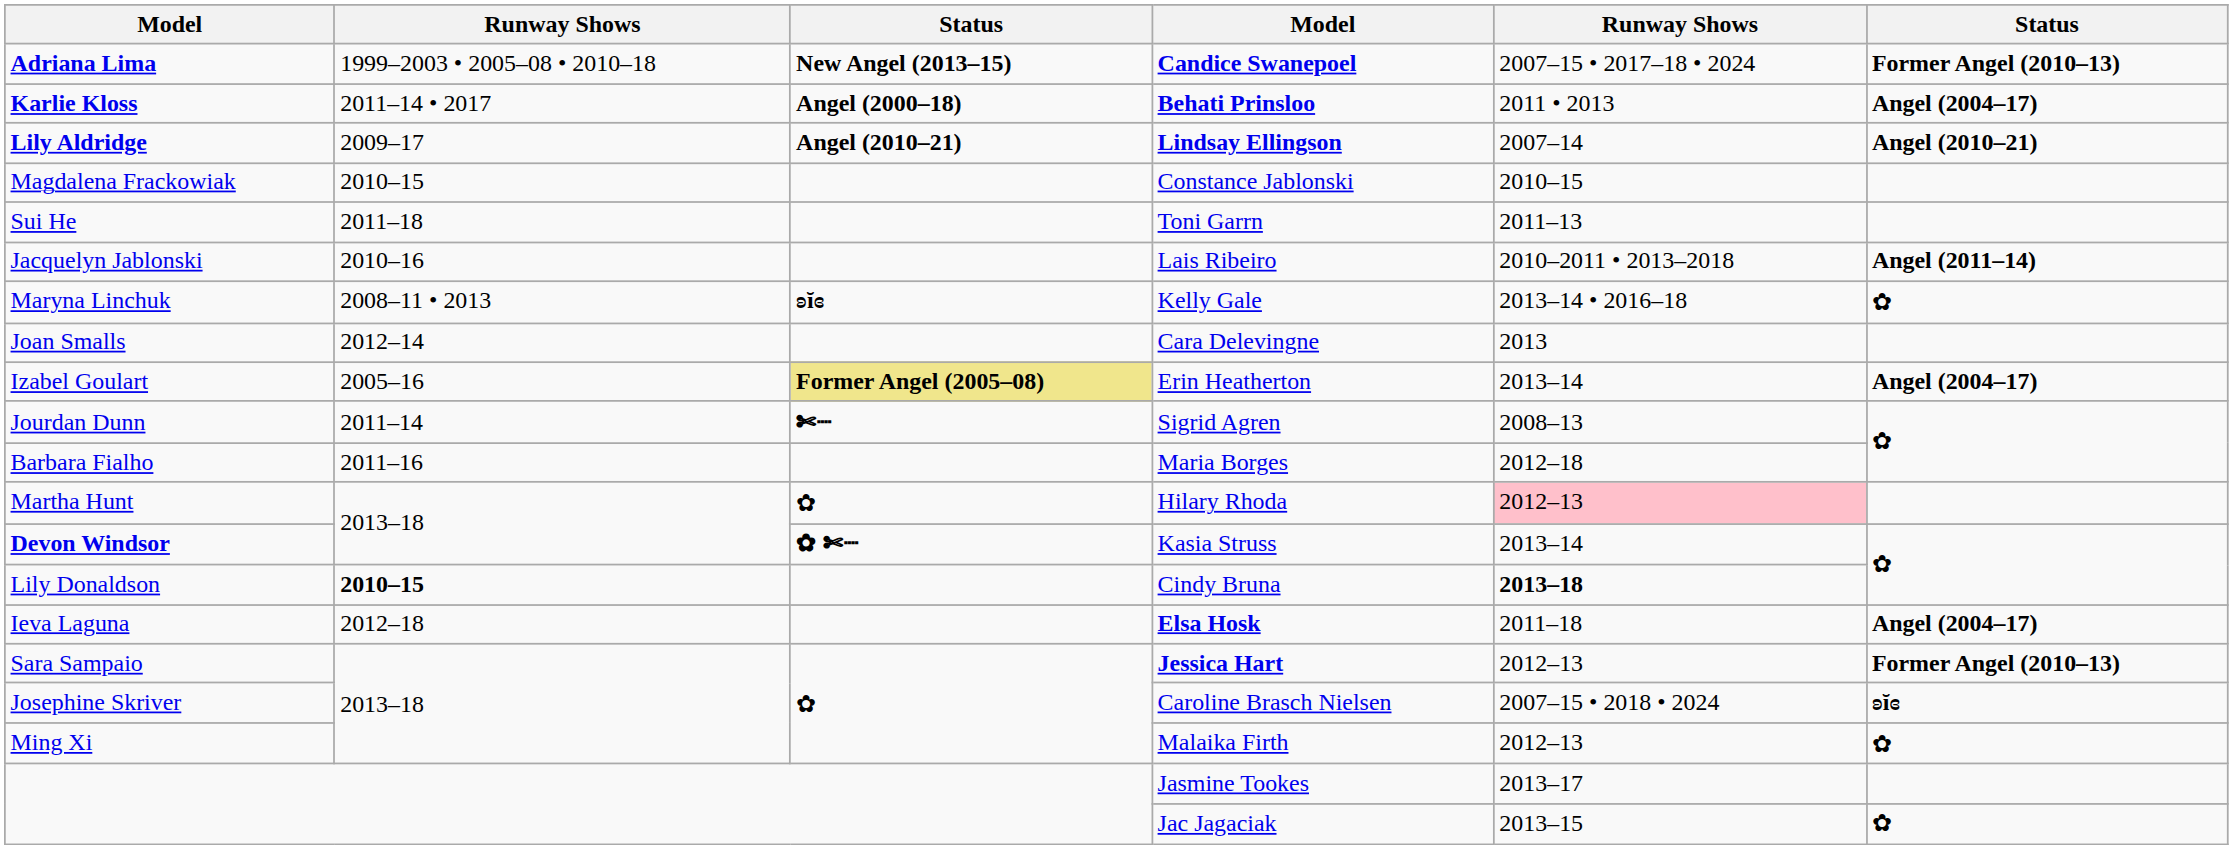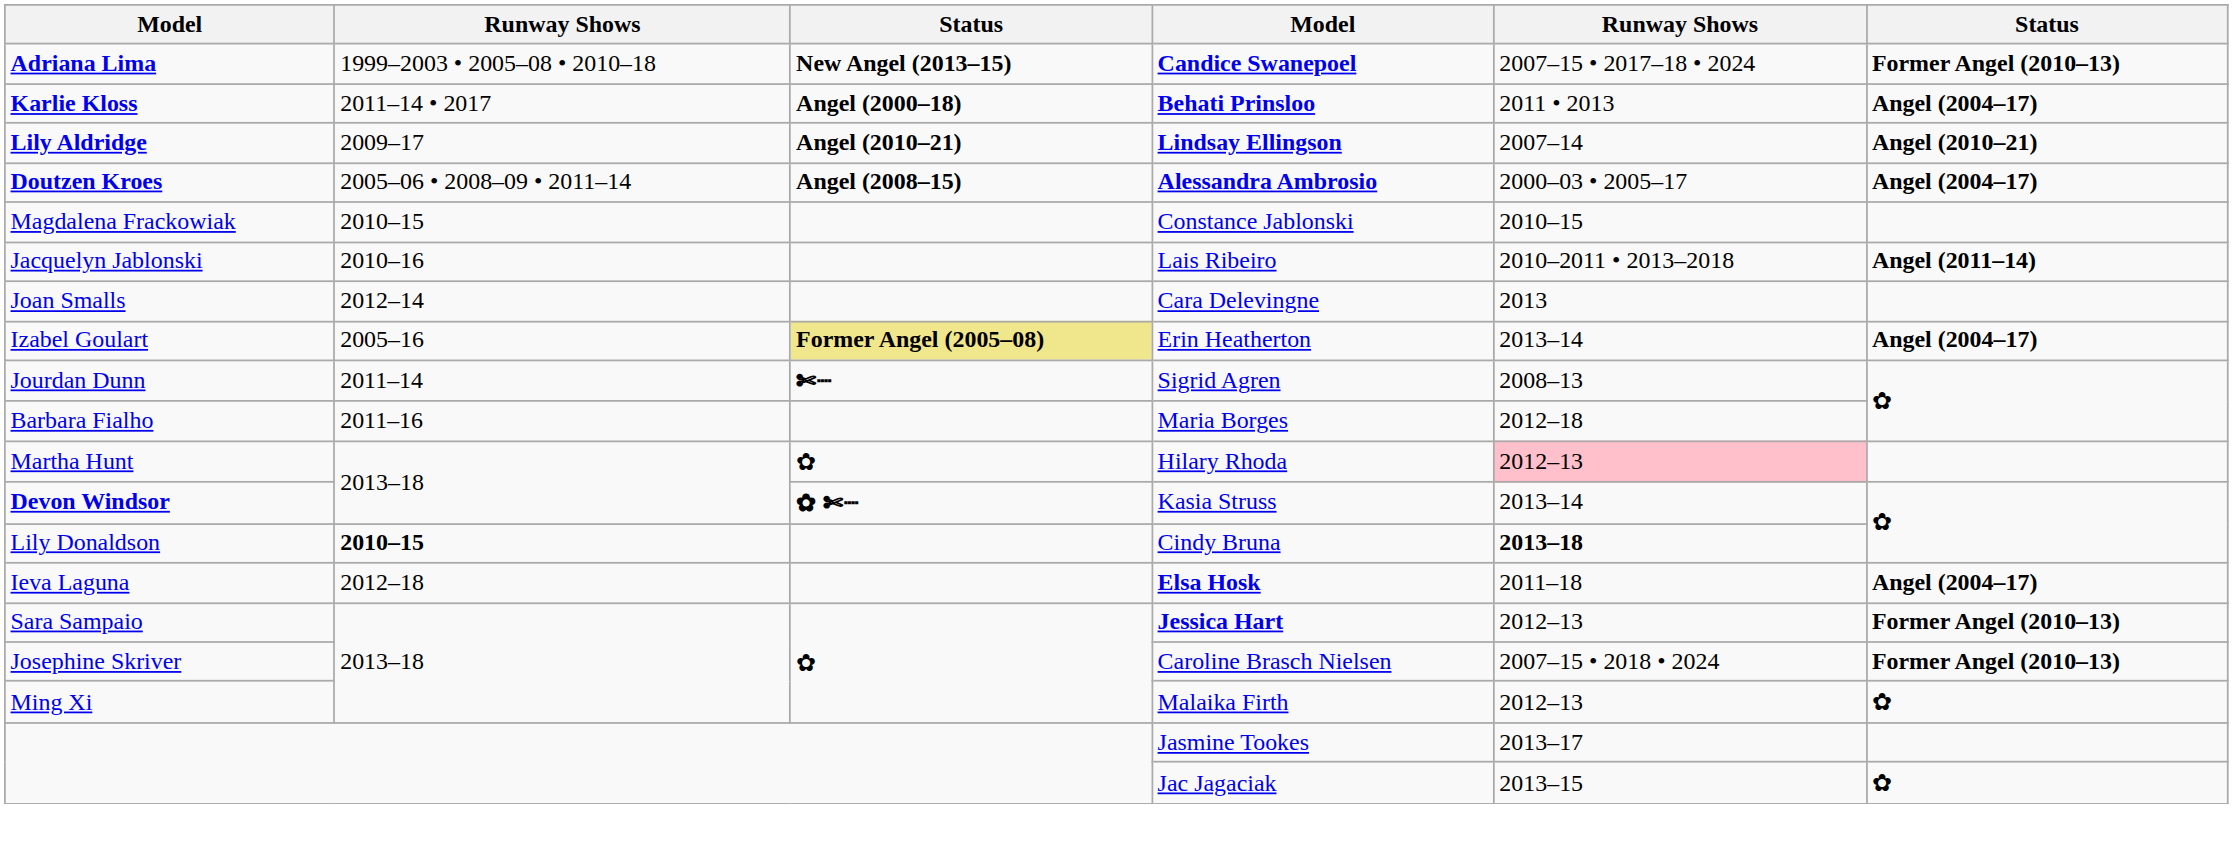+ row: (1267, 181)
- row: (1210, 221)
- row: (1210, 301)
(1886, 702) ʚĭɞ -> (1996, 660) Former Angel (2010–13)
